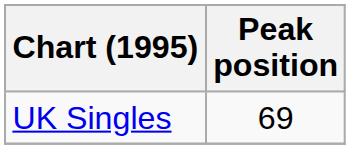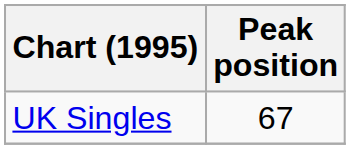(276, 117) 69 -> (276, 117) 67
